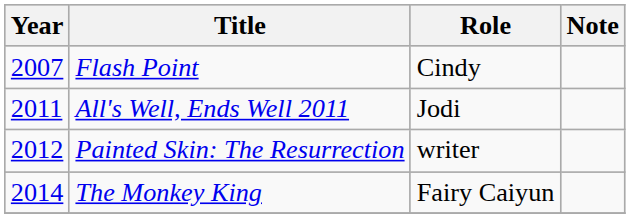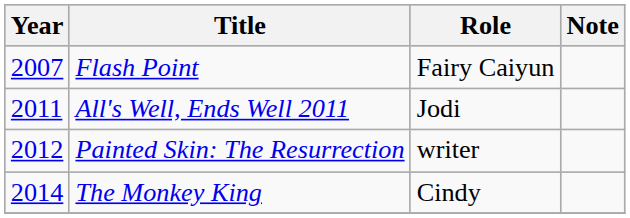(449, 66) Cindy -> (486, 66) Fairy Caiyun
(486, 191) Fairy Caiyun -> (449, 191) Cindy
